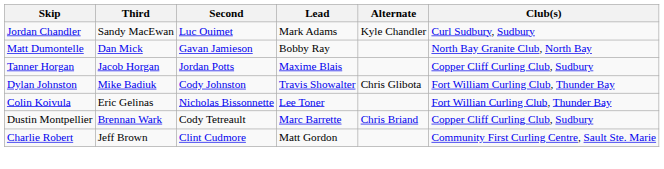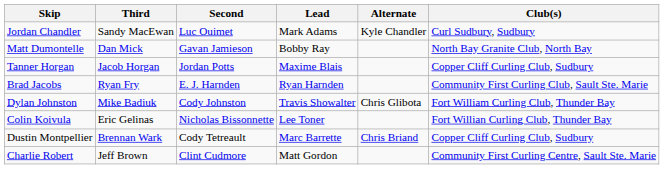+ row: (34, 84)
